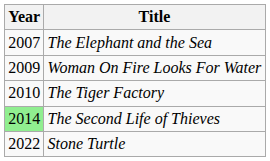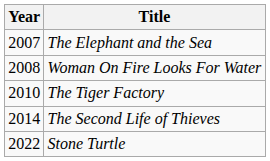(24, 67) 2009 -> (24, 67) 2008
(24, 118) lightgreen background -> (24, 118) no background
